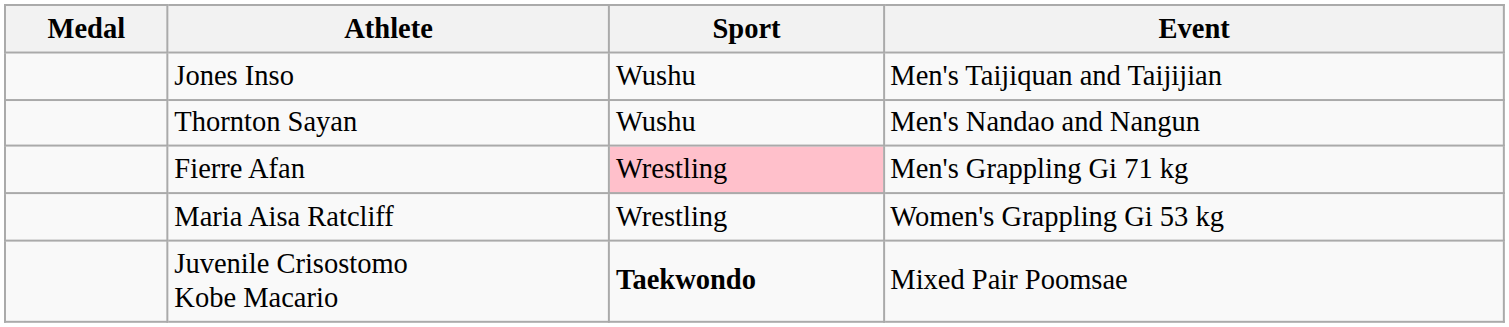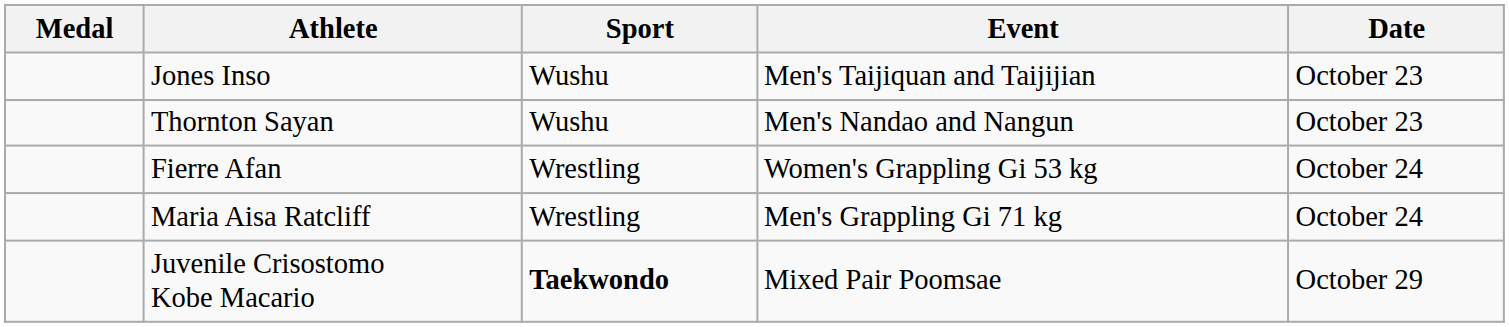+ column: (1397, 28)
(672, 169) pink background -> (585, 169) no background
(1039, 169) Men's Grappling Gi 71 kg -> (931, 169) Women's Grappling Gi 53 kg
(1057, 216) Women's Grappling Gi 53 kg -> (913, 216) Men's Grappling Gi 71 kg
